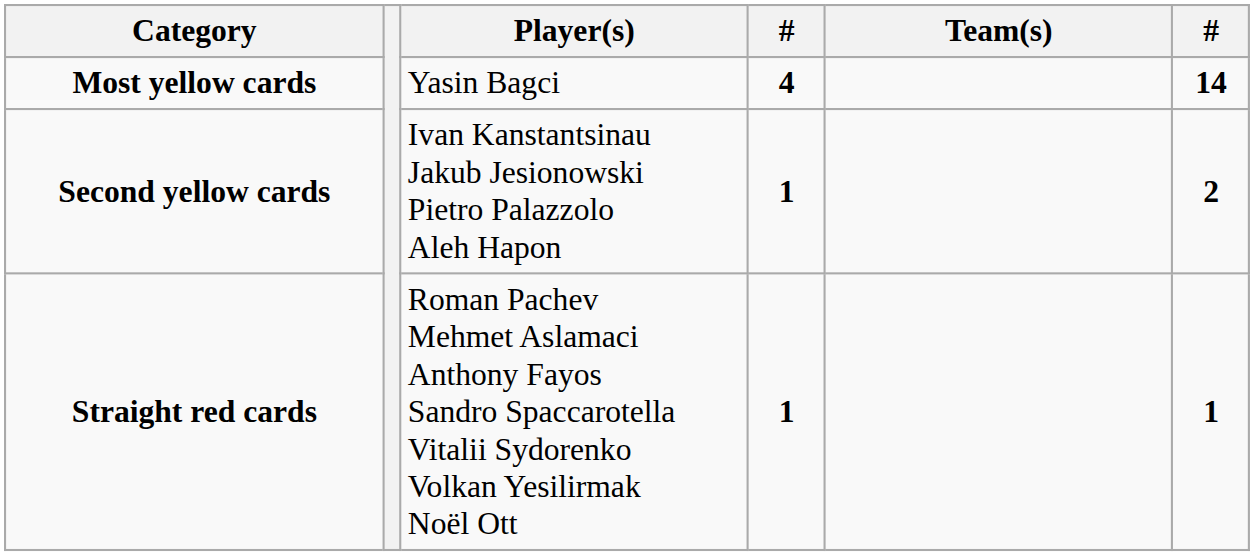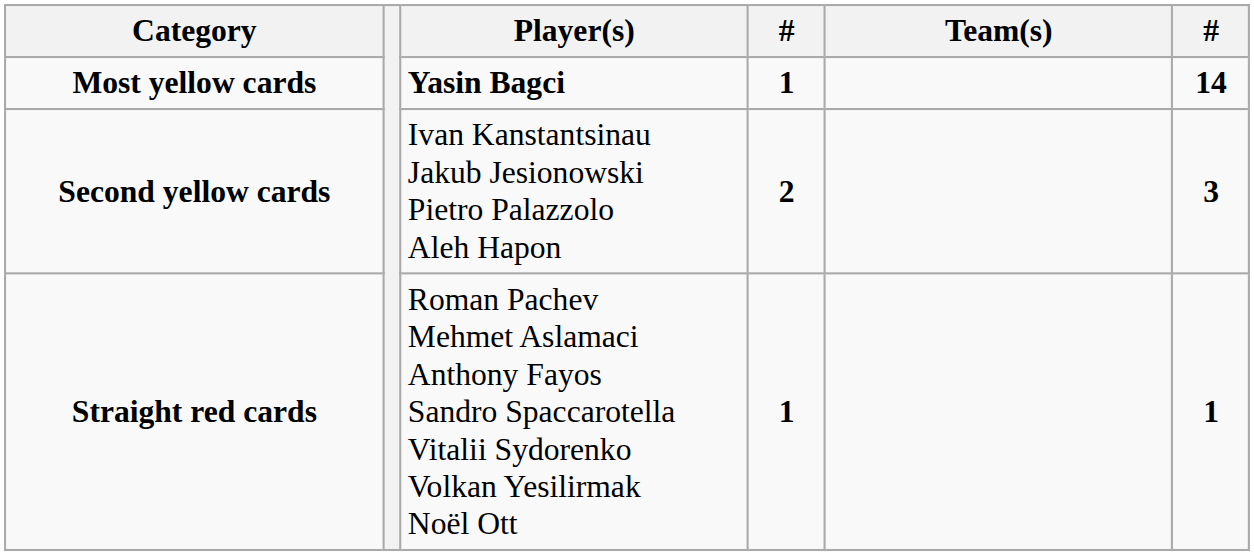(484, 82) normal -> (486, 82) bold
(787, 82) 4 -> (787, 82) 1
(787, 191) 1 -> (787, 191) 2
(1211, 191) 2 -> (1211, 191) 3
